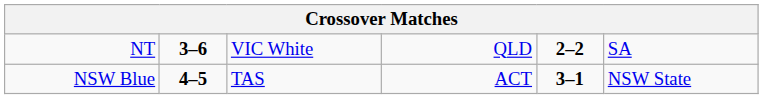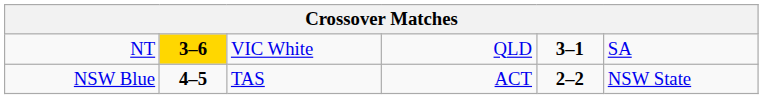(193, 49) no background -> (193, 49) gold background
(570, 49) 2–2 -> (570, 49) 3–1
(570, 78) 3–1 -> (570, 78) 2–2
